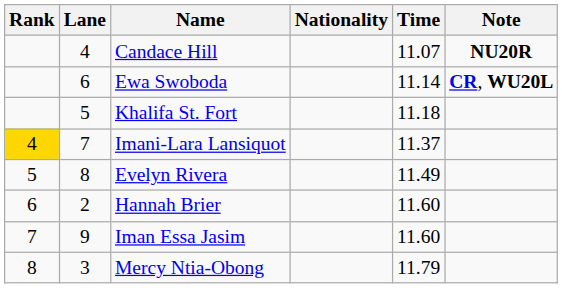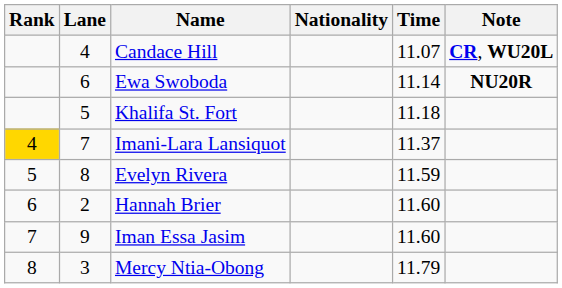(501, 50) NU20R -> (501, 50) CR, WU20L
(501, 81) CR, WU20L -> (501, 81) NU20R
(419, 174) 11.49 -> (419, 174) 11.59
